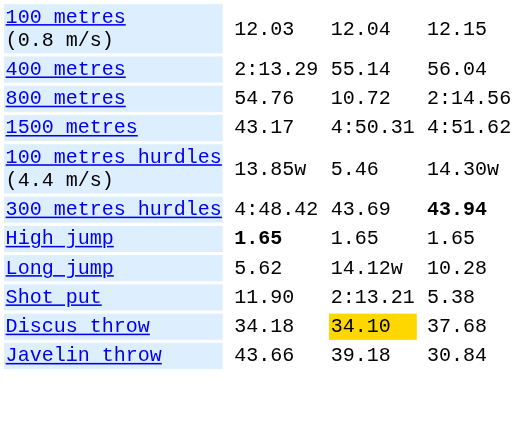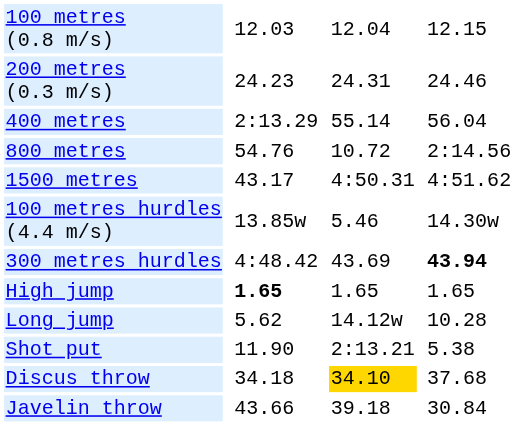+ row: (66, 81)
